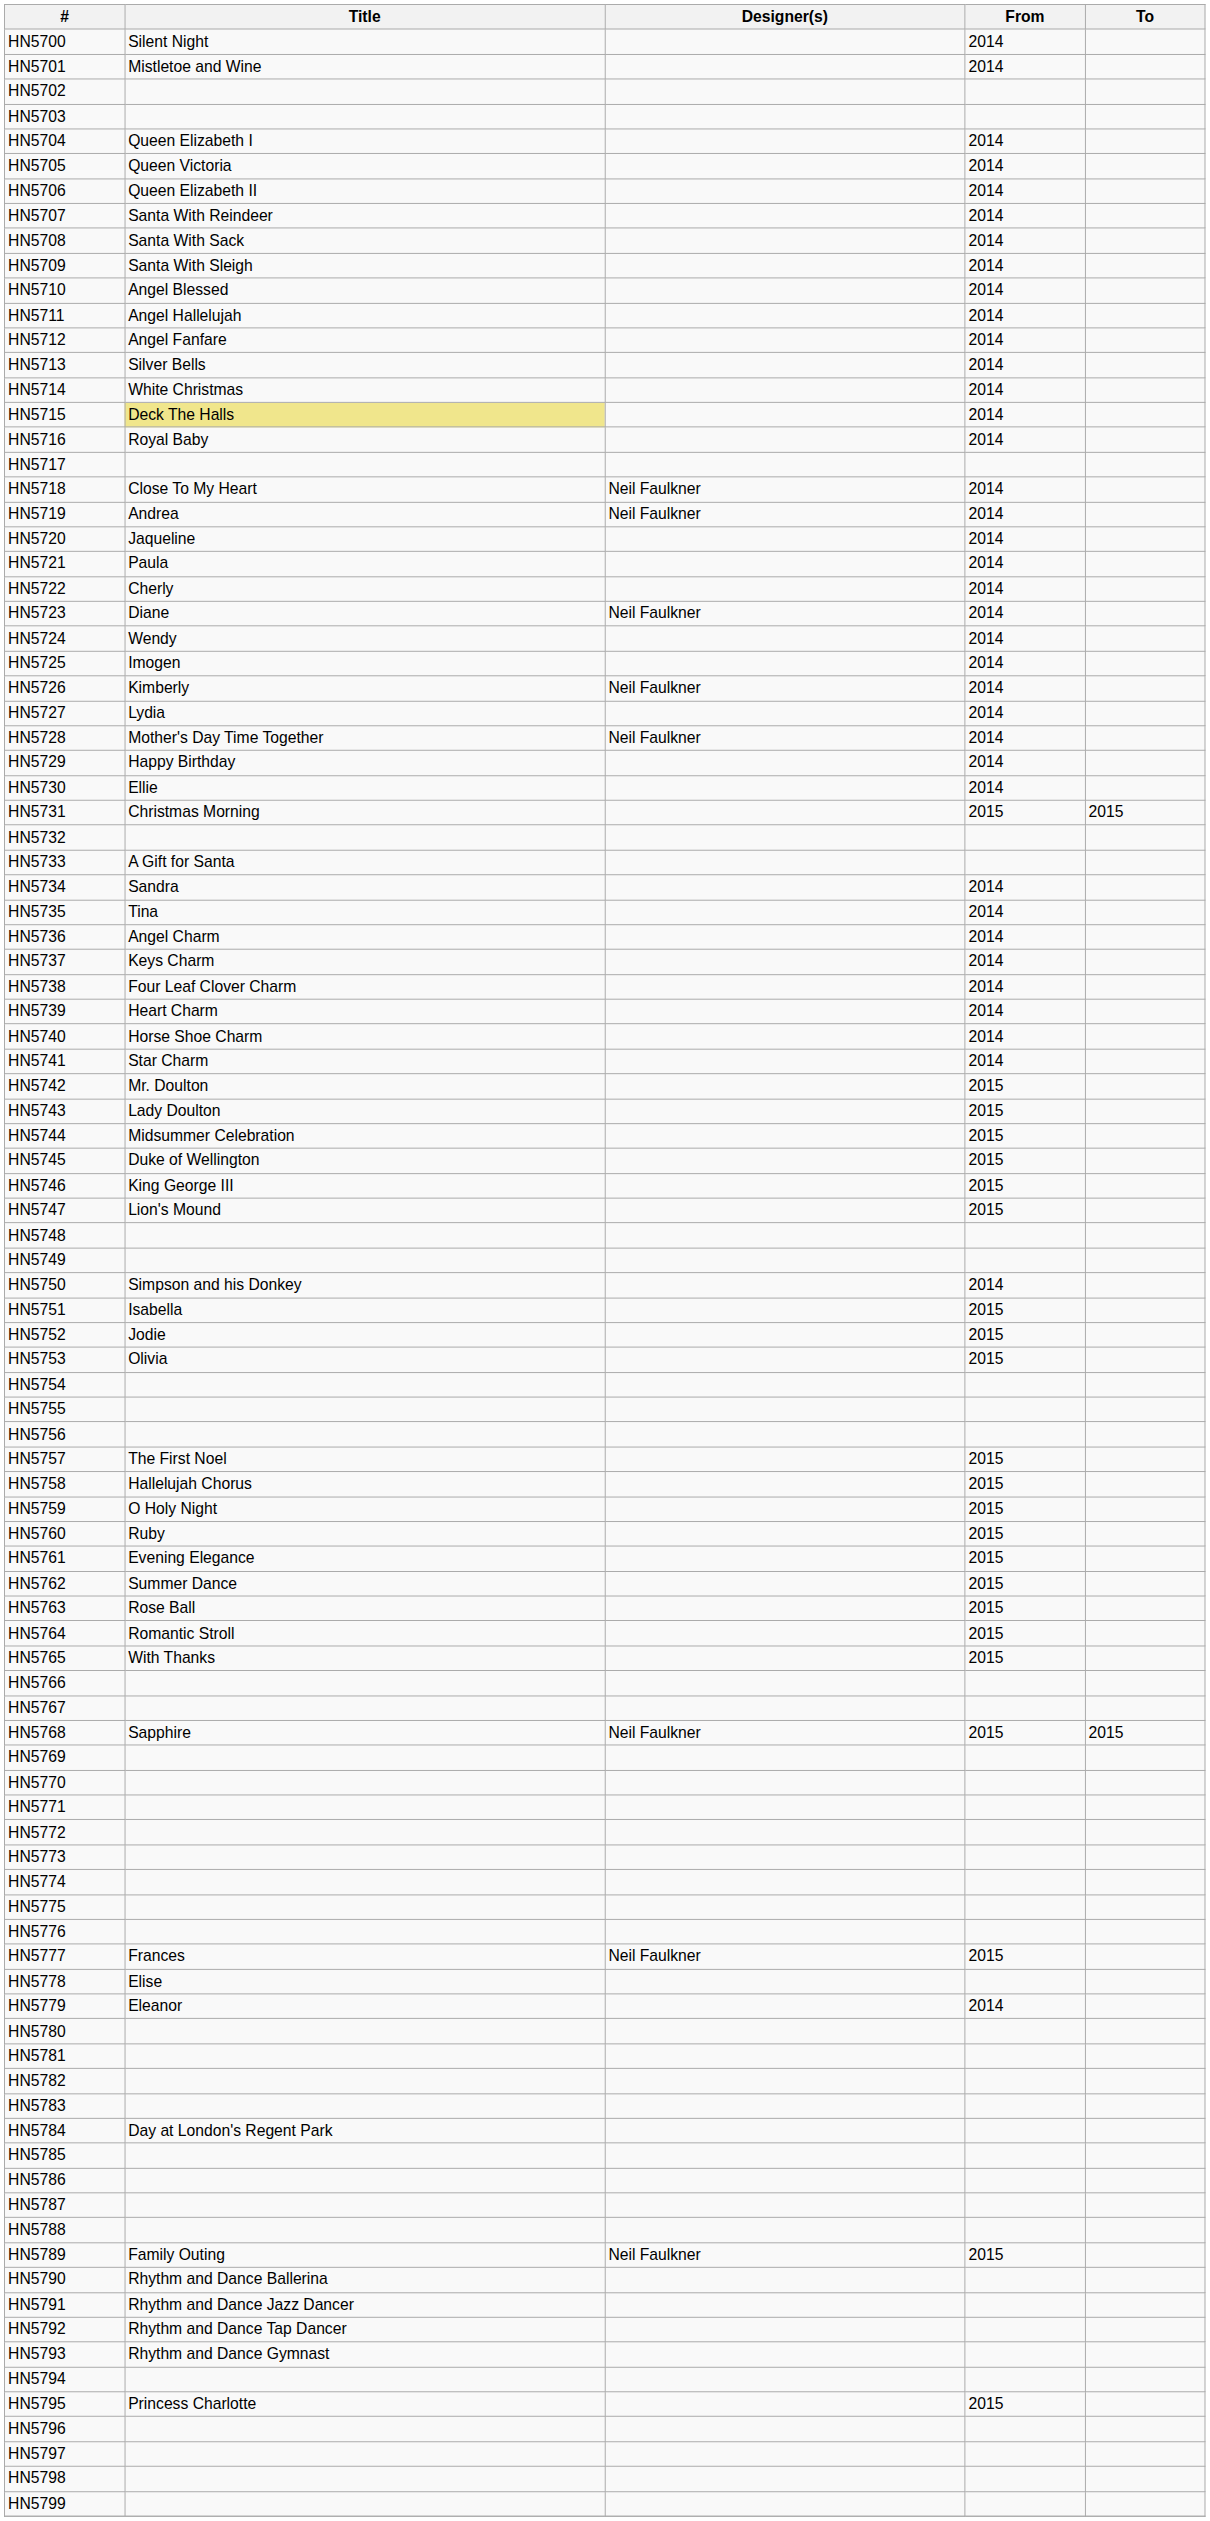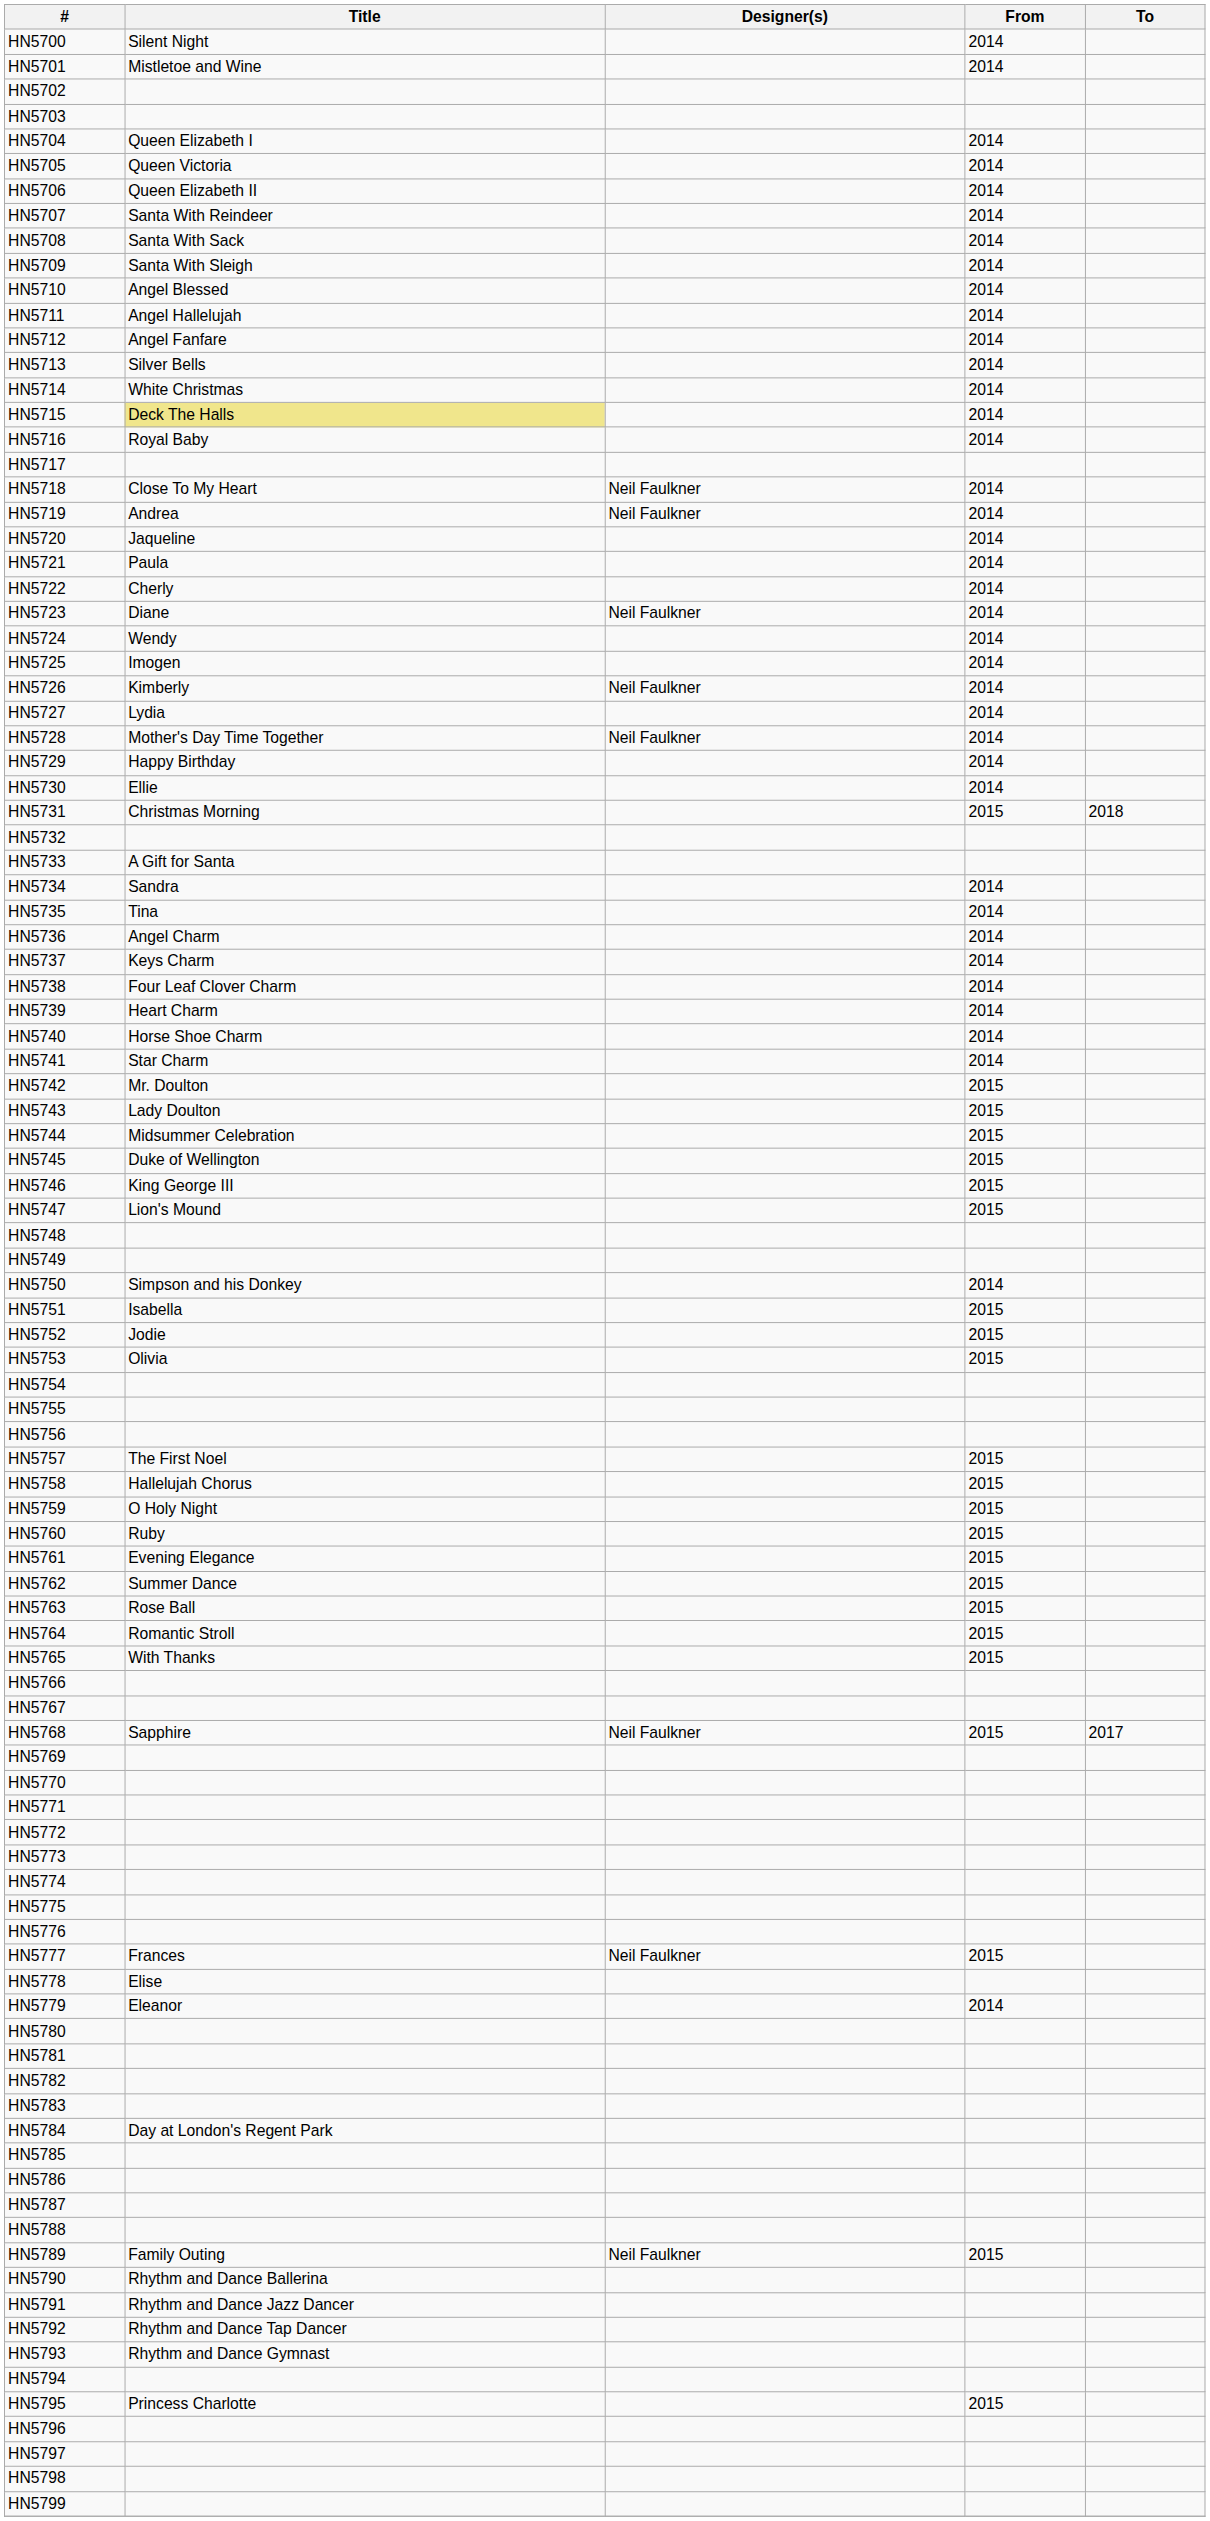(1106, 812) 2015 -> (1106, 812) 2018
(1106, 1732) 2015 -> (1106, 1732) 2017
